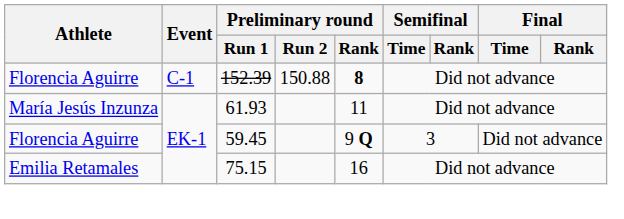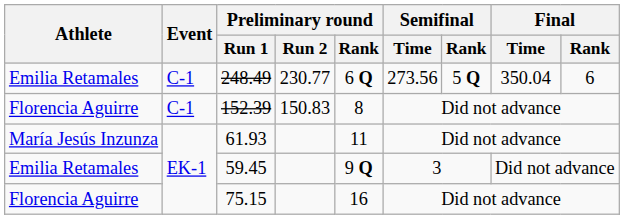+ row: (246, 78)
(305, 78) 150.88 -> (305, 108) 150.83
(359, 78) bold -> (359, 108) normal
(74, 138) Florencia Aguirre -> (74, 169) Emilia Retamales
(74, 169) Emilia Retamales -> (74, 199) Florencia Aguirre
